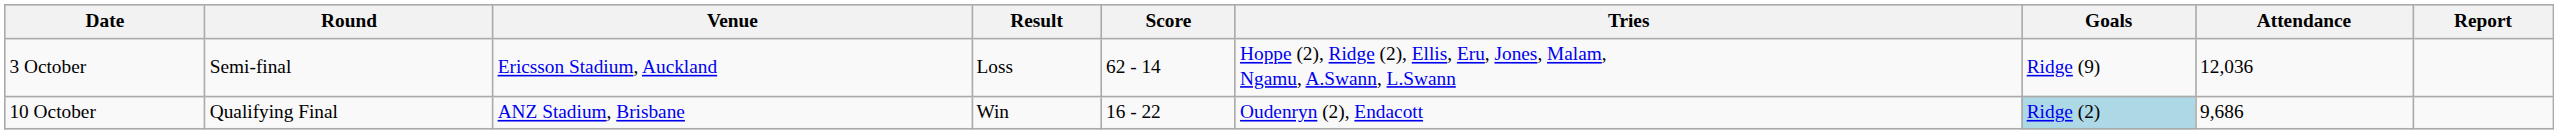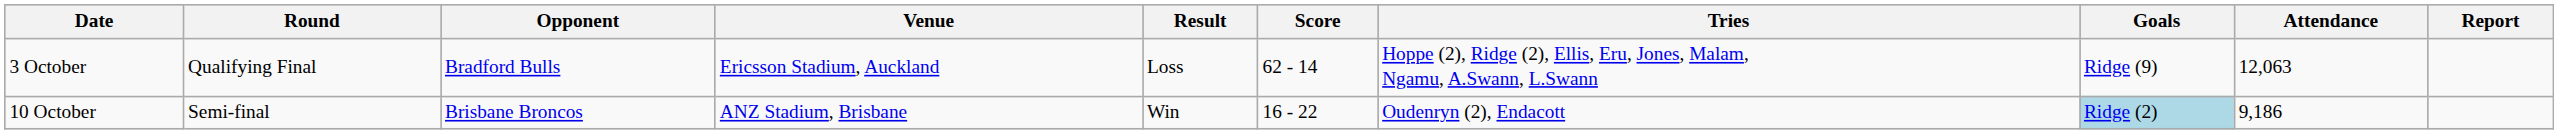+ column: (578, 21)
(251, 66) Semi-final -> (252, 66) Qualifying Final
(2227, 66) 12,036 -> (2265, 66) 12,063
(274, 112) Qualifying Final -> (229, 112) Semi-final
(2222, 112) 9,686 -> (2260, 112) 9,186
